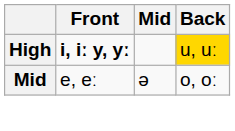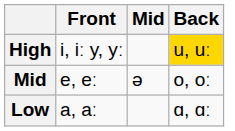(95, 49) bold -> (92, 49) normal
+ row: (30, 110)
